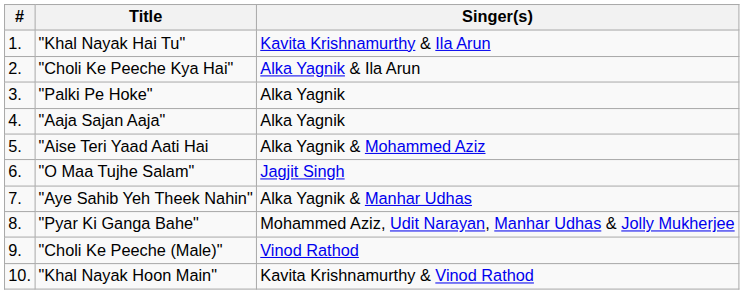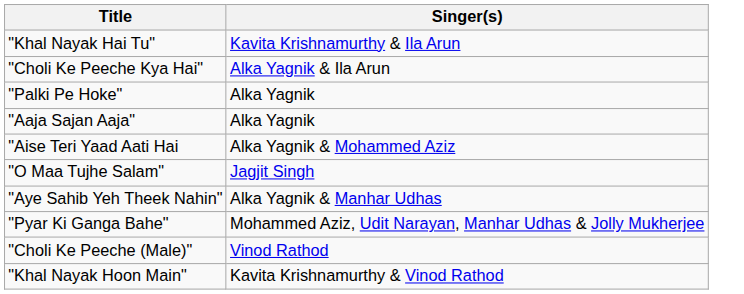- column: (20, 17)
